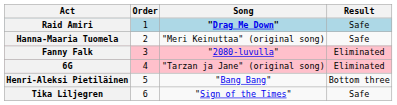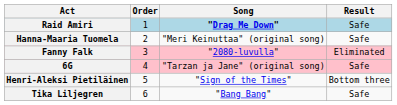(359, 66) Eliminated -> (359, 66) Safe
(243, 80) "Bang Bang" -> (243, 80) "Sign of the Times"
(243, 94) "Sign of the Times" -> (243, 94) "Bang Bang"
